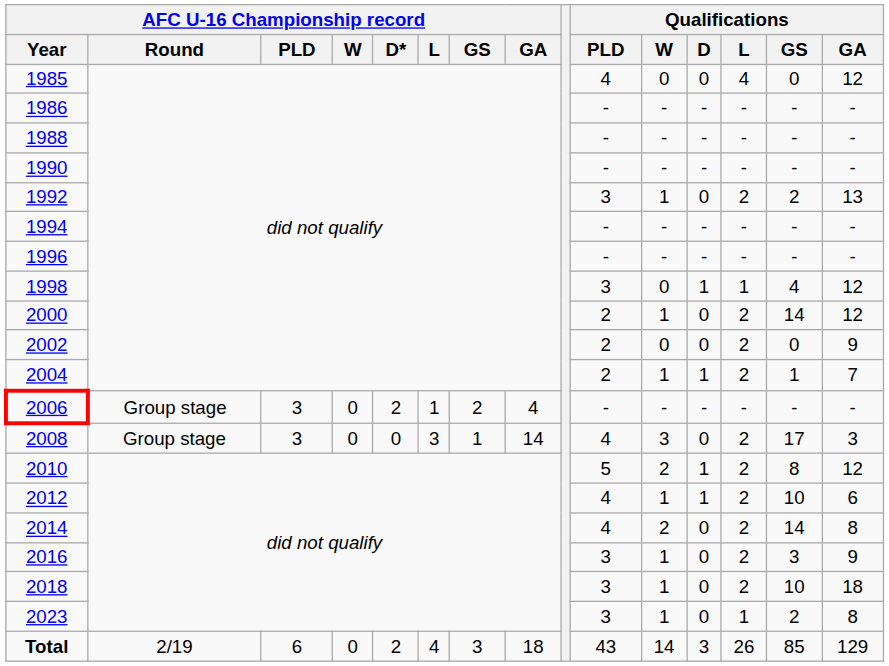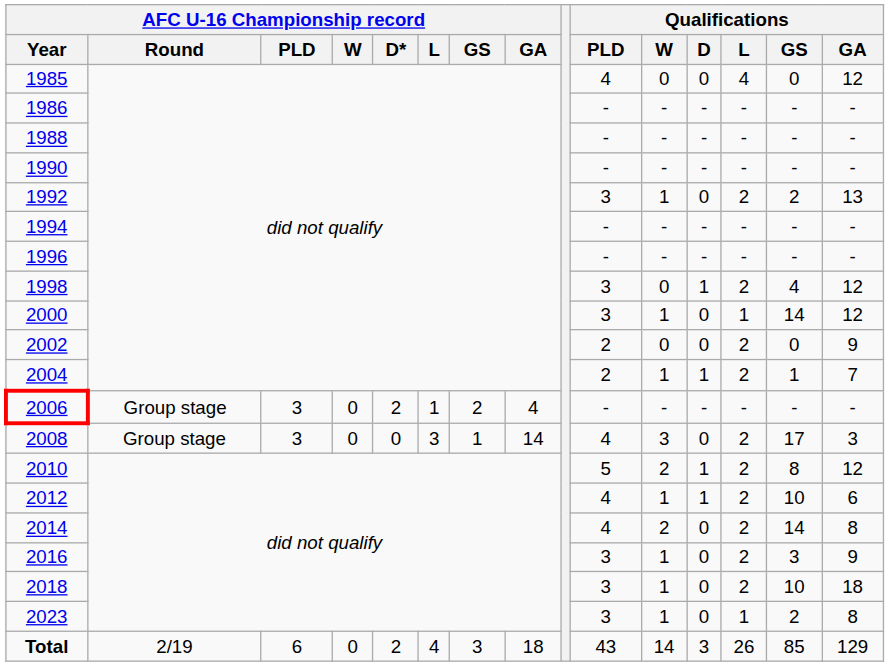(744, 286) 1 -> (744, 286) 2
(606, 316) 2 -> (606, 316) 3
(744, 316) 2 -> (744, 316) 1
